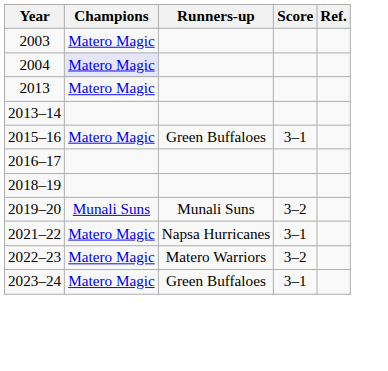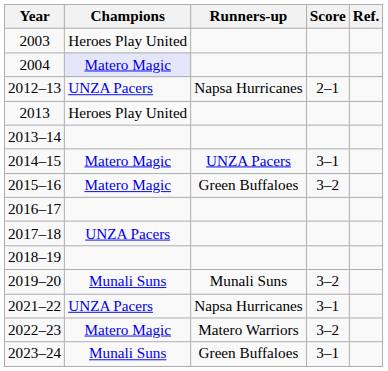(111, 40) Matero Magic -> (128, 40) Heroes Play United
+ row: (35, 88)
(111, 88) Matero Magic -> (128, 112) Heroes Play United
+ row: (35, 161)
(295, 137) 3–1 -> (328, 185) 3–2
+ row: (35, 233)
(111, 233) Matero Magic -> (111, 305) UNZA Pacers
(111, 281) Matero Magic -> (128, 354) Munali Suns
